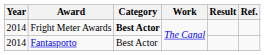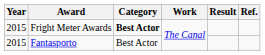(16, 27) 2014 -> (16, 27) 2015
(16, 43) 2014 -> (16, 43) 2015
